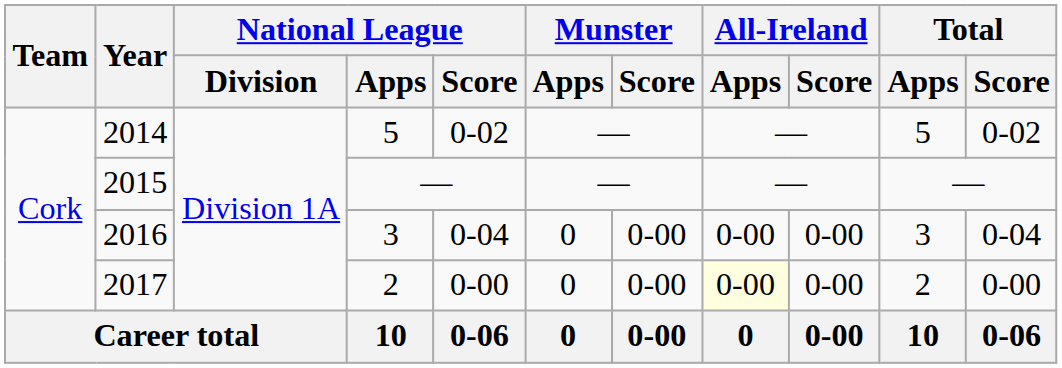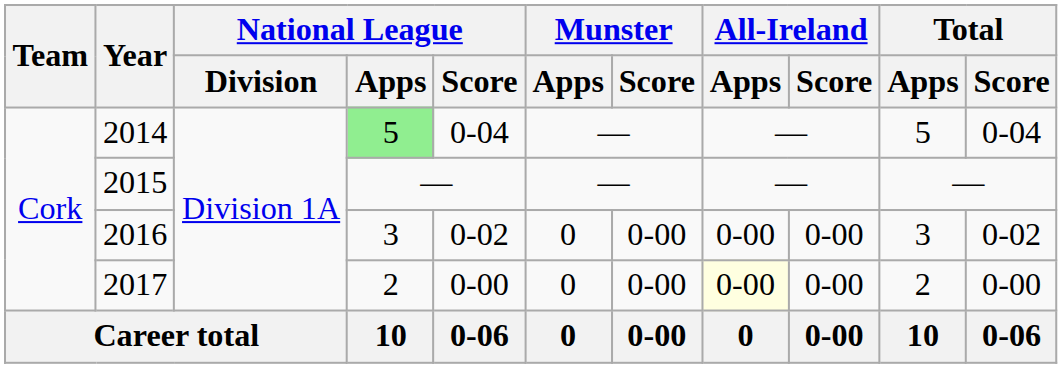(391, 132) no background -> (391, 132) lightgreen background
(479, 132) 0-02 -> (479, 132) 0-04
(1012, 132) 0-02 -> (1012, 132) 0-04
(479, 234) 0-04 -> (479, 234) 0-02
(1012, 234) 0-04 -> (1012, 234) 0-02
